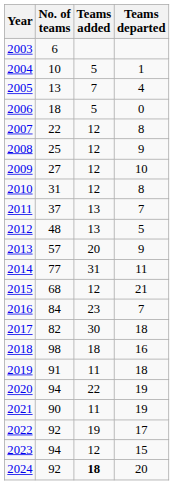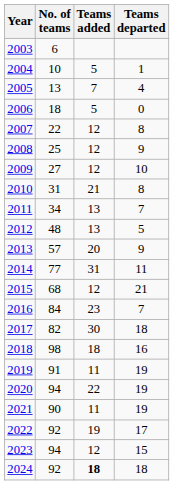(94, 189) 12 -> (94, 189) 21
(55, 209) 37 -> (55, 209) 34
(141, 369) 18 -> (141, 369) 19
(141, 469) 20 -> (141, 469) 18
